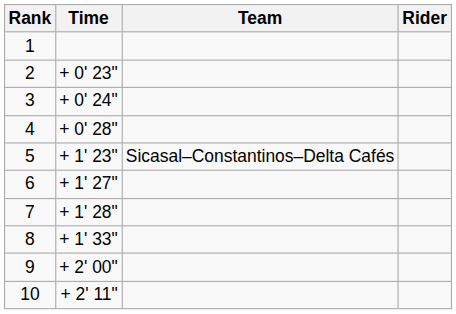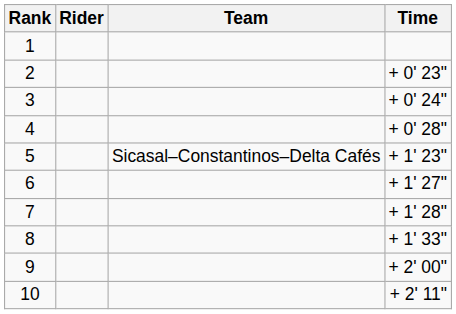columns swapped: (425, 18) <-> (88, 18)
